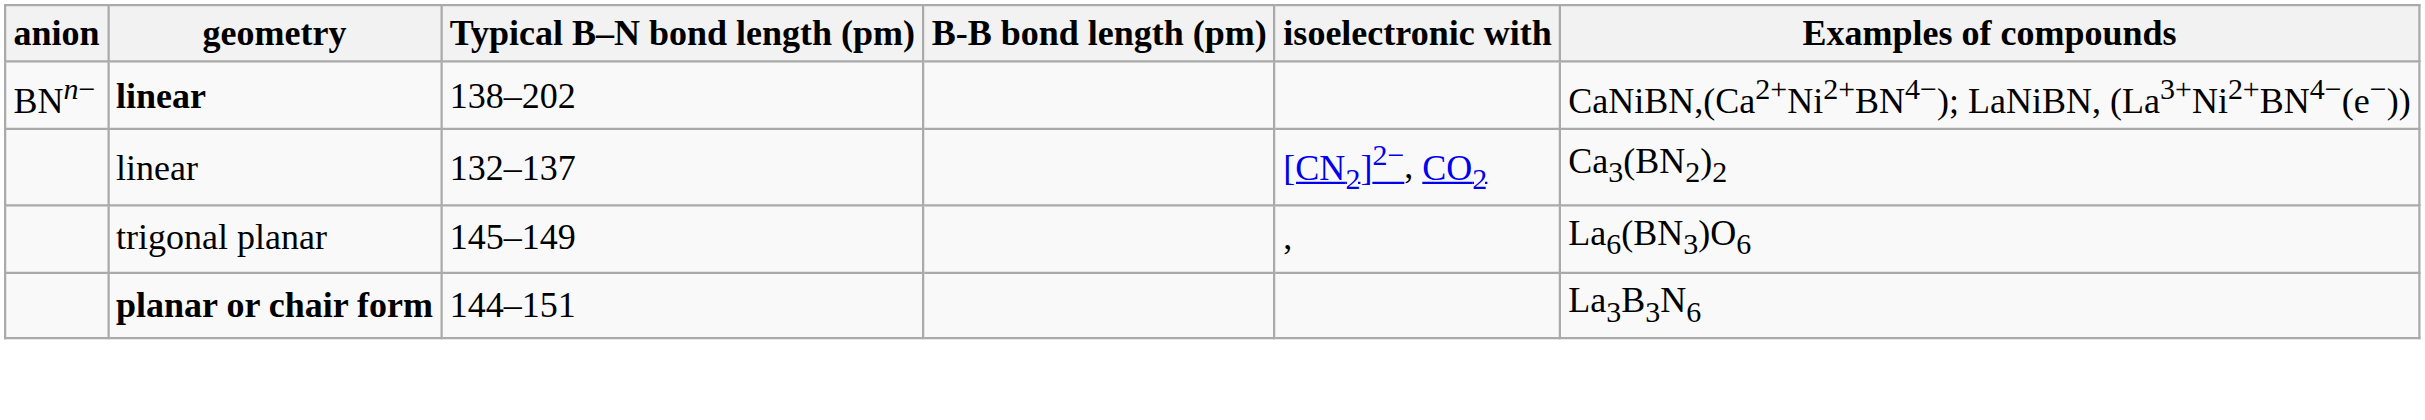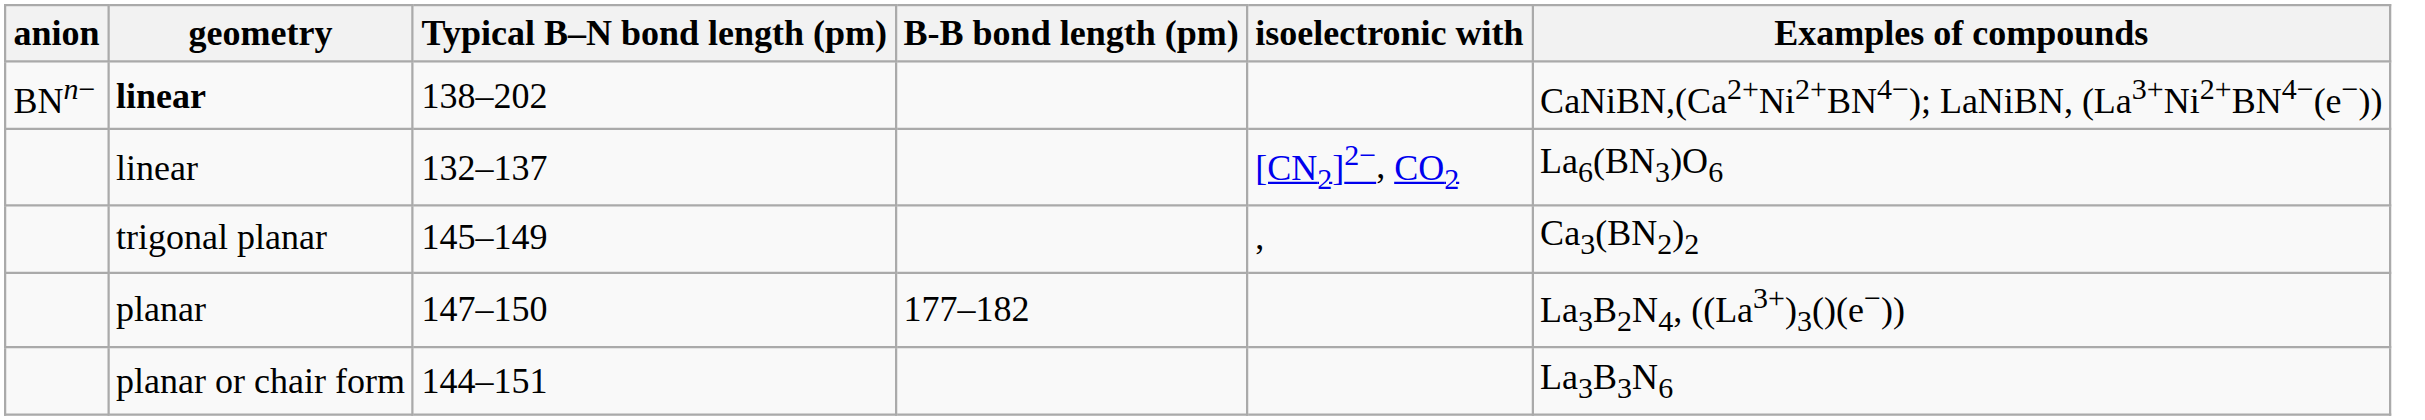(1648, 166) Ca3(BN2)2 -> (1632, 166) La6(BN3)O6
(1660, 237) La6(BN3)O6 -> (1620, 237) Ca3(BN2)2
+ row: (485, 309)
(275, 304) bold -> (261, 380) normal
